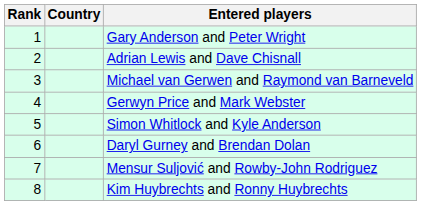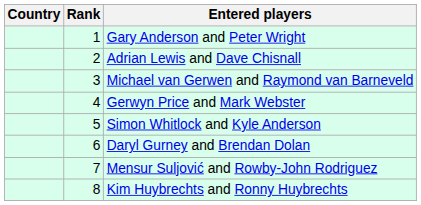columns swapped: (24, 15) <-> (74, 15)
